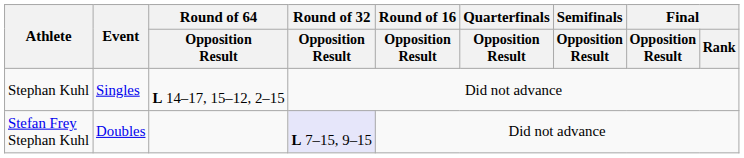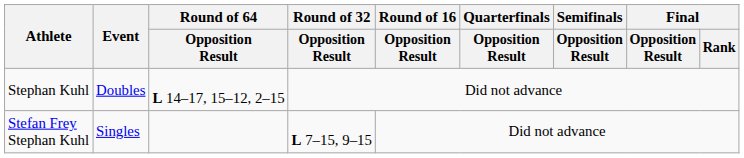(118, 89) Singles -> (121, 89) Doubles
(121, 131) Doubles -> (118, 131) Singles
(332, 140) lavender background -> (332, 140) no background
